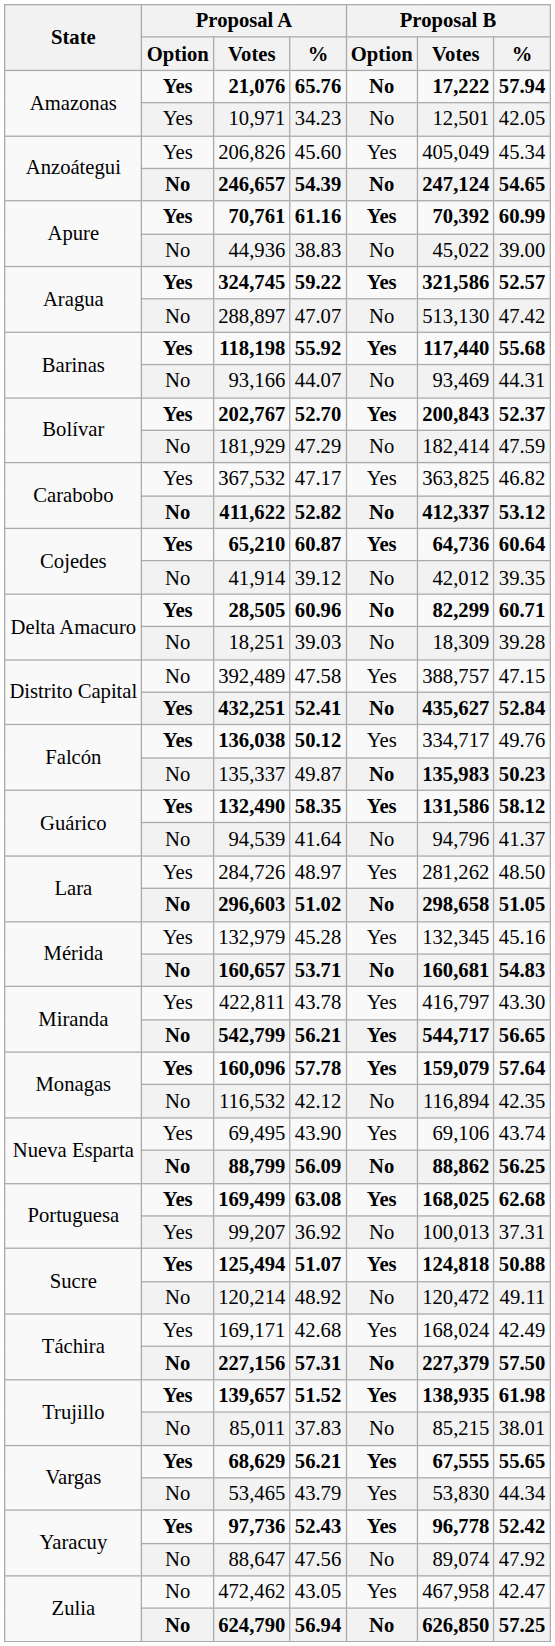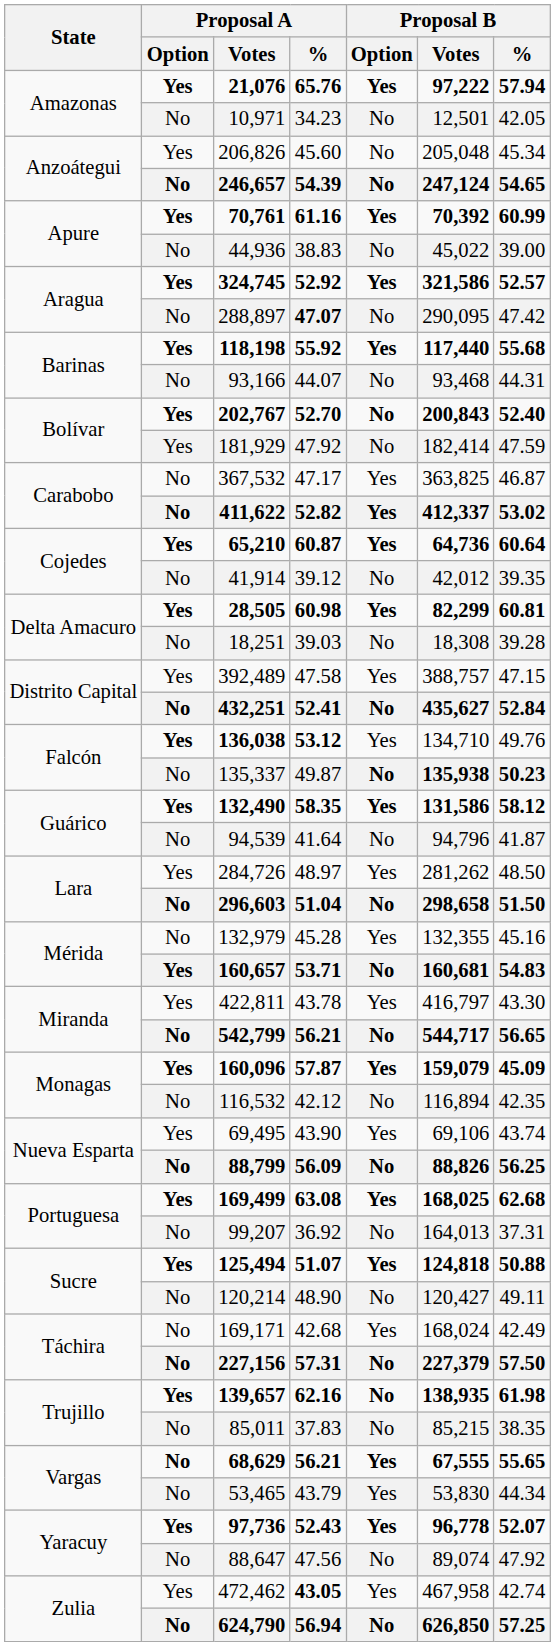(382, 86) No -> (382, 86) Yes
(461, 86) 17,222 -> (461, 86) 97,222
(178, 119) Yes -> (178, 119) No
(382, 151) Yes -> (382, 151) No
(456, 151) 405,049 -> (456, 151) 205,048
(318, 282) 59.22 -> (318, 282) 52.92
(318, 315) normal -> (318, 315) bold
(456, 315) 513,130 -> (456, 315) 290,095
(461, 380) 93,469 -> (461, 380) 93,468
(382, 413) Yes -> (382, 413) No
(522, 413) 52.37 -> (522, 413) 52.40
(178, 446) No -> (178, 446) Yes
(318, 446) 47.29 -> (318, 446) 47.92
(178, 479) Yes -> (178, 479) No
(522, 479) 46.82 -> (522, 479) 46.87
(382, 511) No -> (382, 511) Yes
(522, 511) 53.12 -> (522, 511) 53.02
(318, 610) 60.96 -> (318, 610) 60.98
(382, 610) No -> (382, 610) Yes
(522, 610) 60.71 -> (522, 610) 60.81
(461, 642) 18,309 -> (461, 642) 18,308
(178, 675) No -> (178, 675) Yes
(178, 708) Yes -> (178, 708) No
(318, 741) 50.12 -> (318, 741) 53.12
(456, 741) 334,717 -> (456, 741) 134,710
(456, 773) 135,983 -> (456, 773) 135,938
(522, 839) 41.37 -> (522, 839) 41.87
(318, 904) 51.02 -> (318, 904) 51.04
(522, 904) 51.05 -> (522, 904) 51.50
(178, 937) Yes -> (178, 937) No
(456, 937) 132,345 -> (456, 937) 132,355
(178, 970) No -> (178, 970) Yes
(382, 1035) Yes -> (382, 1035) No
(318, 1068) 57.78 -> (318, 1068) 57.87
(522, 1068) 57.64 -> (522, 1068) 45.09
(461, 1166) 88,862 -> (461, 1166) 88,826
(178, 1232) Yes -> (178, 1232) No
(456, 1232) 100,013 -> (456, 1232) 164,013
(318, 1297) 48.92 -> (318, 1297) 48.90
(456, 1297) 120,472 -> (456, 1297) 120,427
(178, 1330) Yes -> (178, 1330) No
(318, 1395) 51.52 -> (318, 1395) 62.16
(382, 1395) Yes -> (382, 1395) No
(522, 1428) 38.01 -> (522, 1428) 38.35
(178, 1461) Yes -> (178, 1461) No
(522, 1526) 52.42 -> (522, 1526) 52.07
(178, 1592) No -> (178, 1592) Yes
(318, 1592) normal -> (318, 1592) bold
(522, 1592) 42.47 -> (522, 1592) 42.74
